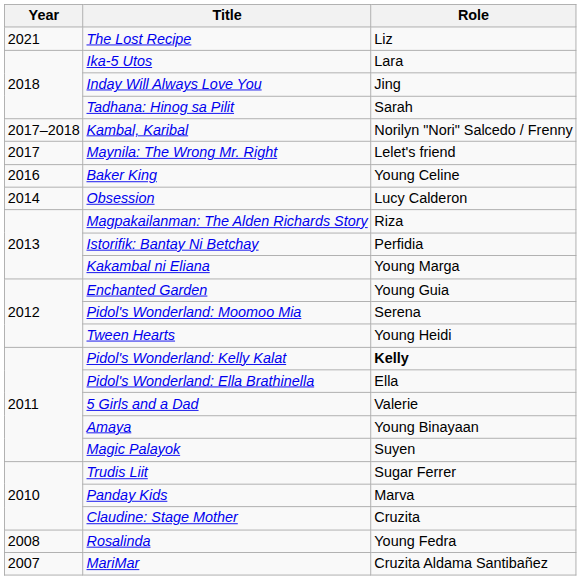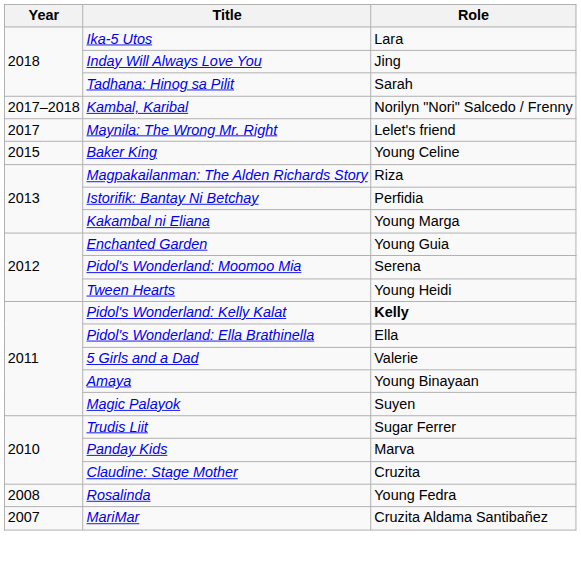- row: (139, 38)
(24, 175) 2016 -> (24, 152) 2015
- row: (121, 198)
